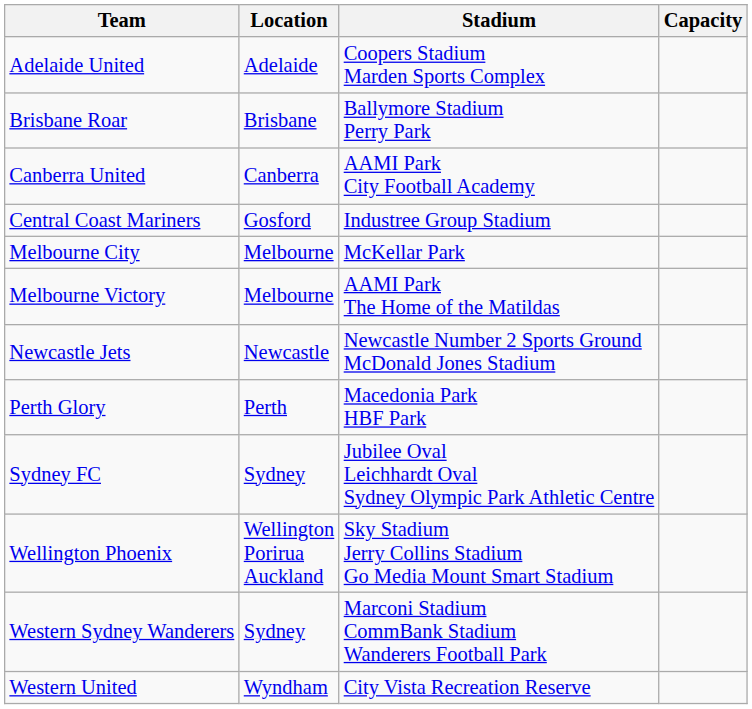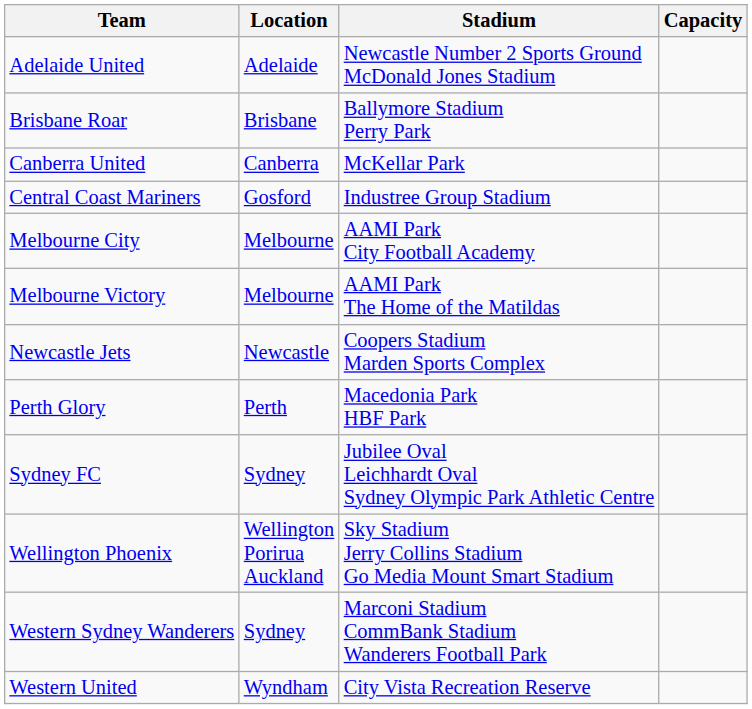(444, 64) Coopers Stadium Marden Sports Complex -> (493, 64) Newcastle Number 2 Sports Ground McDonald Jones Stadium
(439, 175) AAMI Park City Football Academy -> (404, 164) McKellar Park
(404, 252) McKellar Park -> (439, 240) AAMI Park City Football Academy
(493, 351) Newcastle Number 2 Sports Ground McDonald Jones Stadium -> (444, 351) Coopers Stadium Marden Sports Complex
